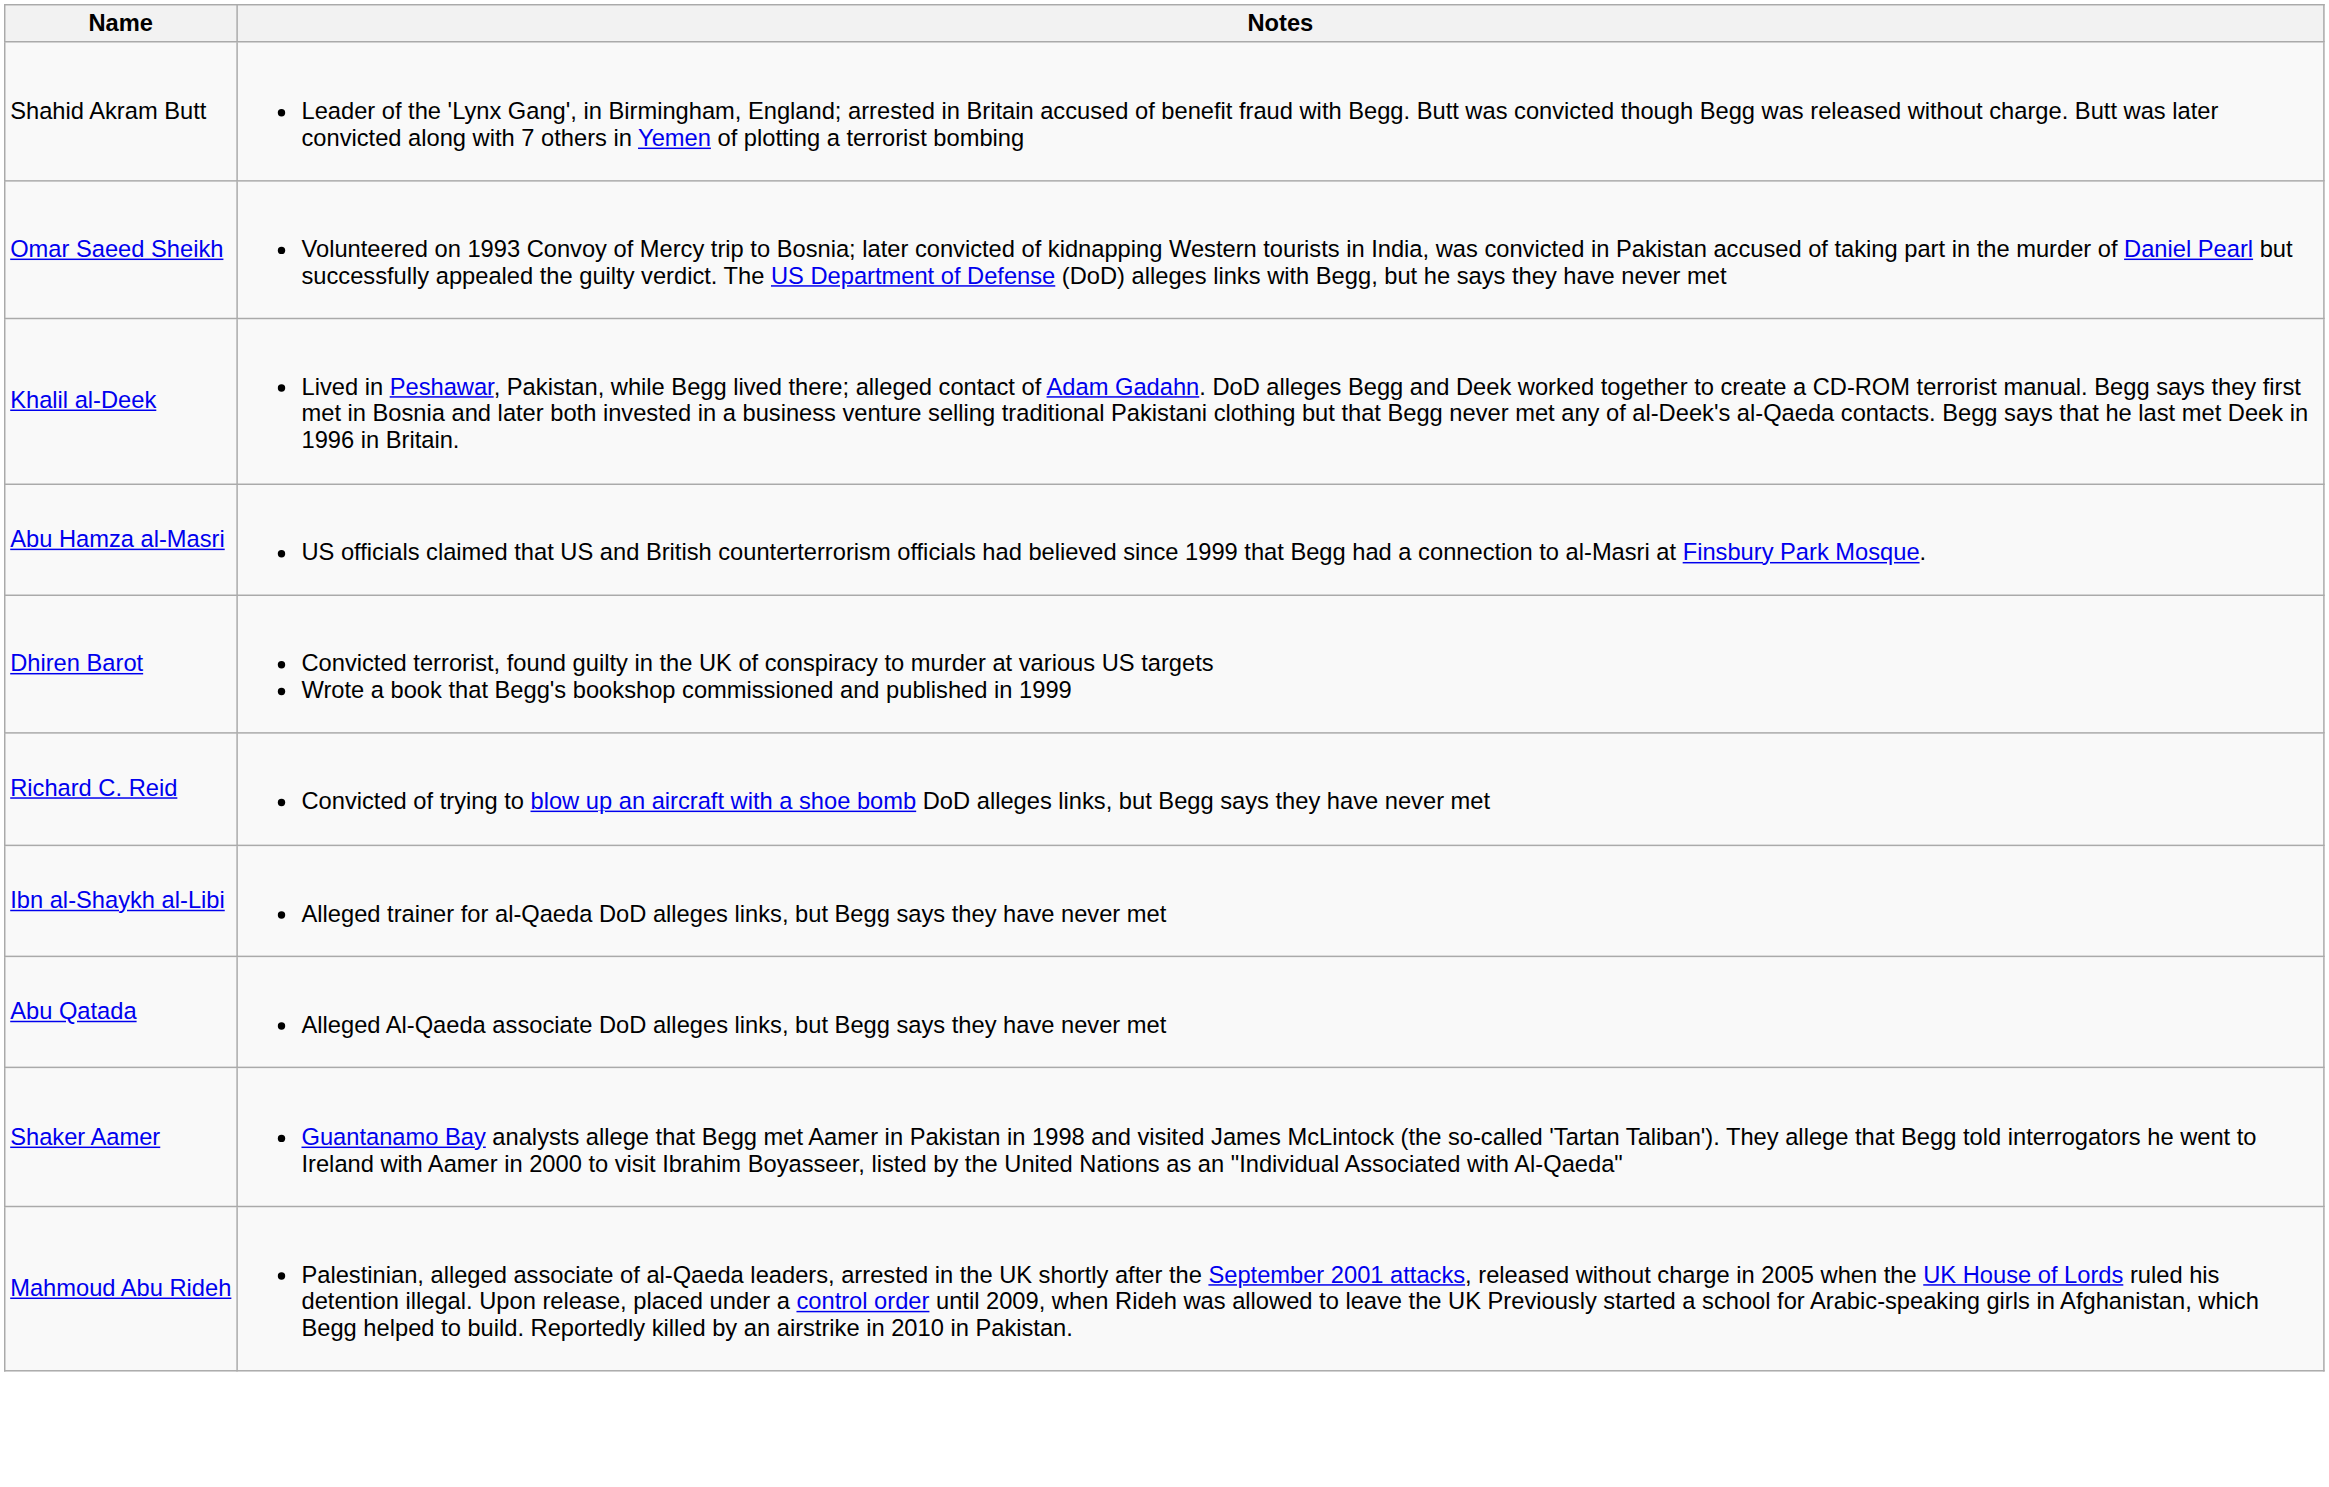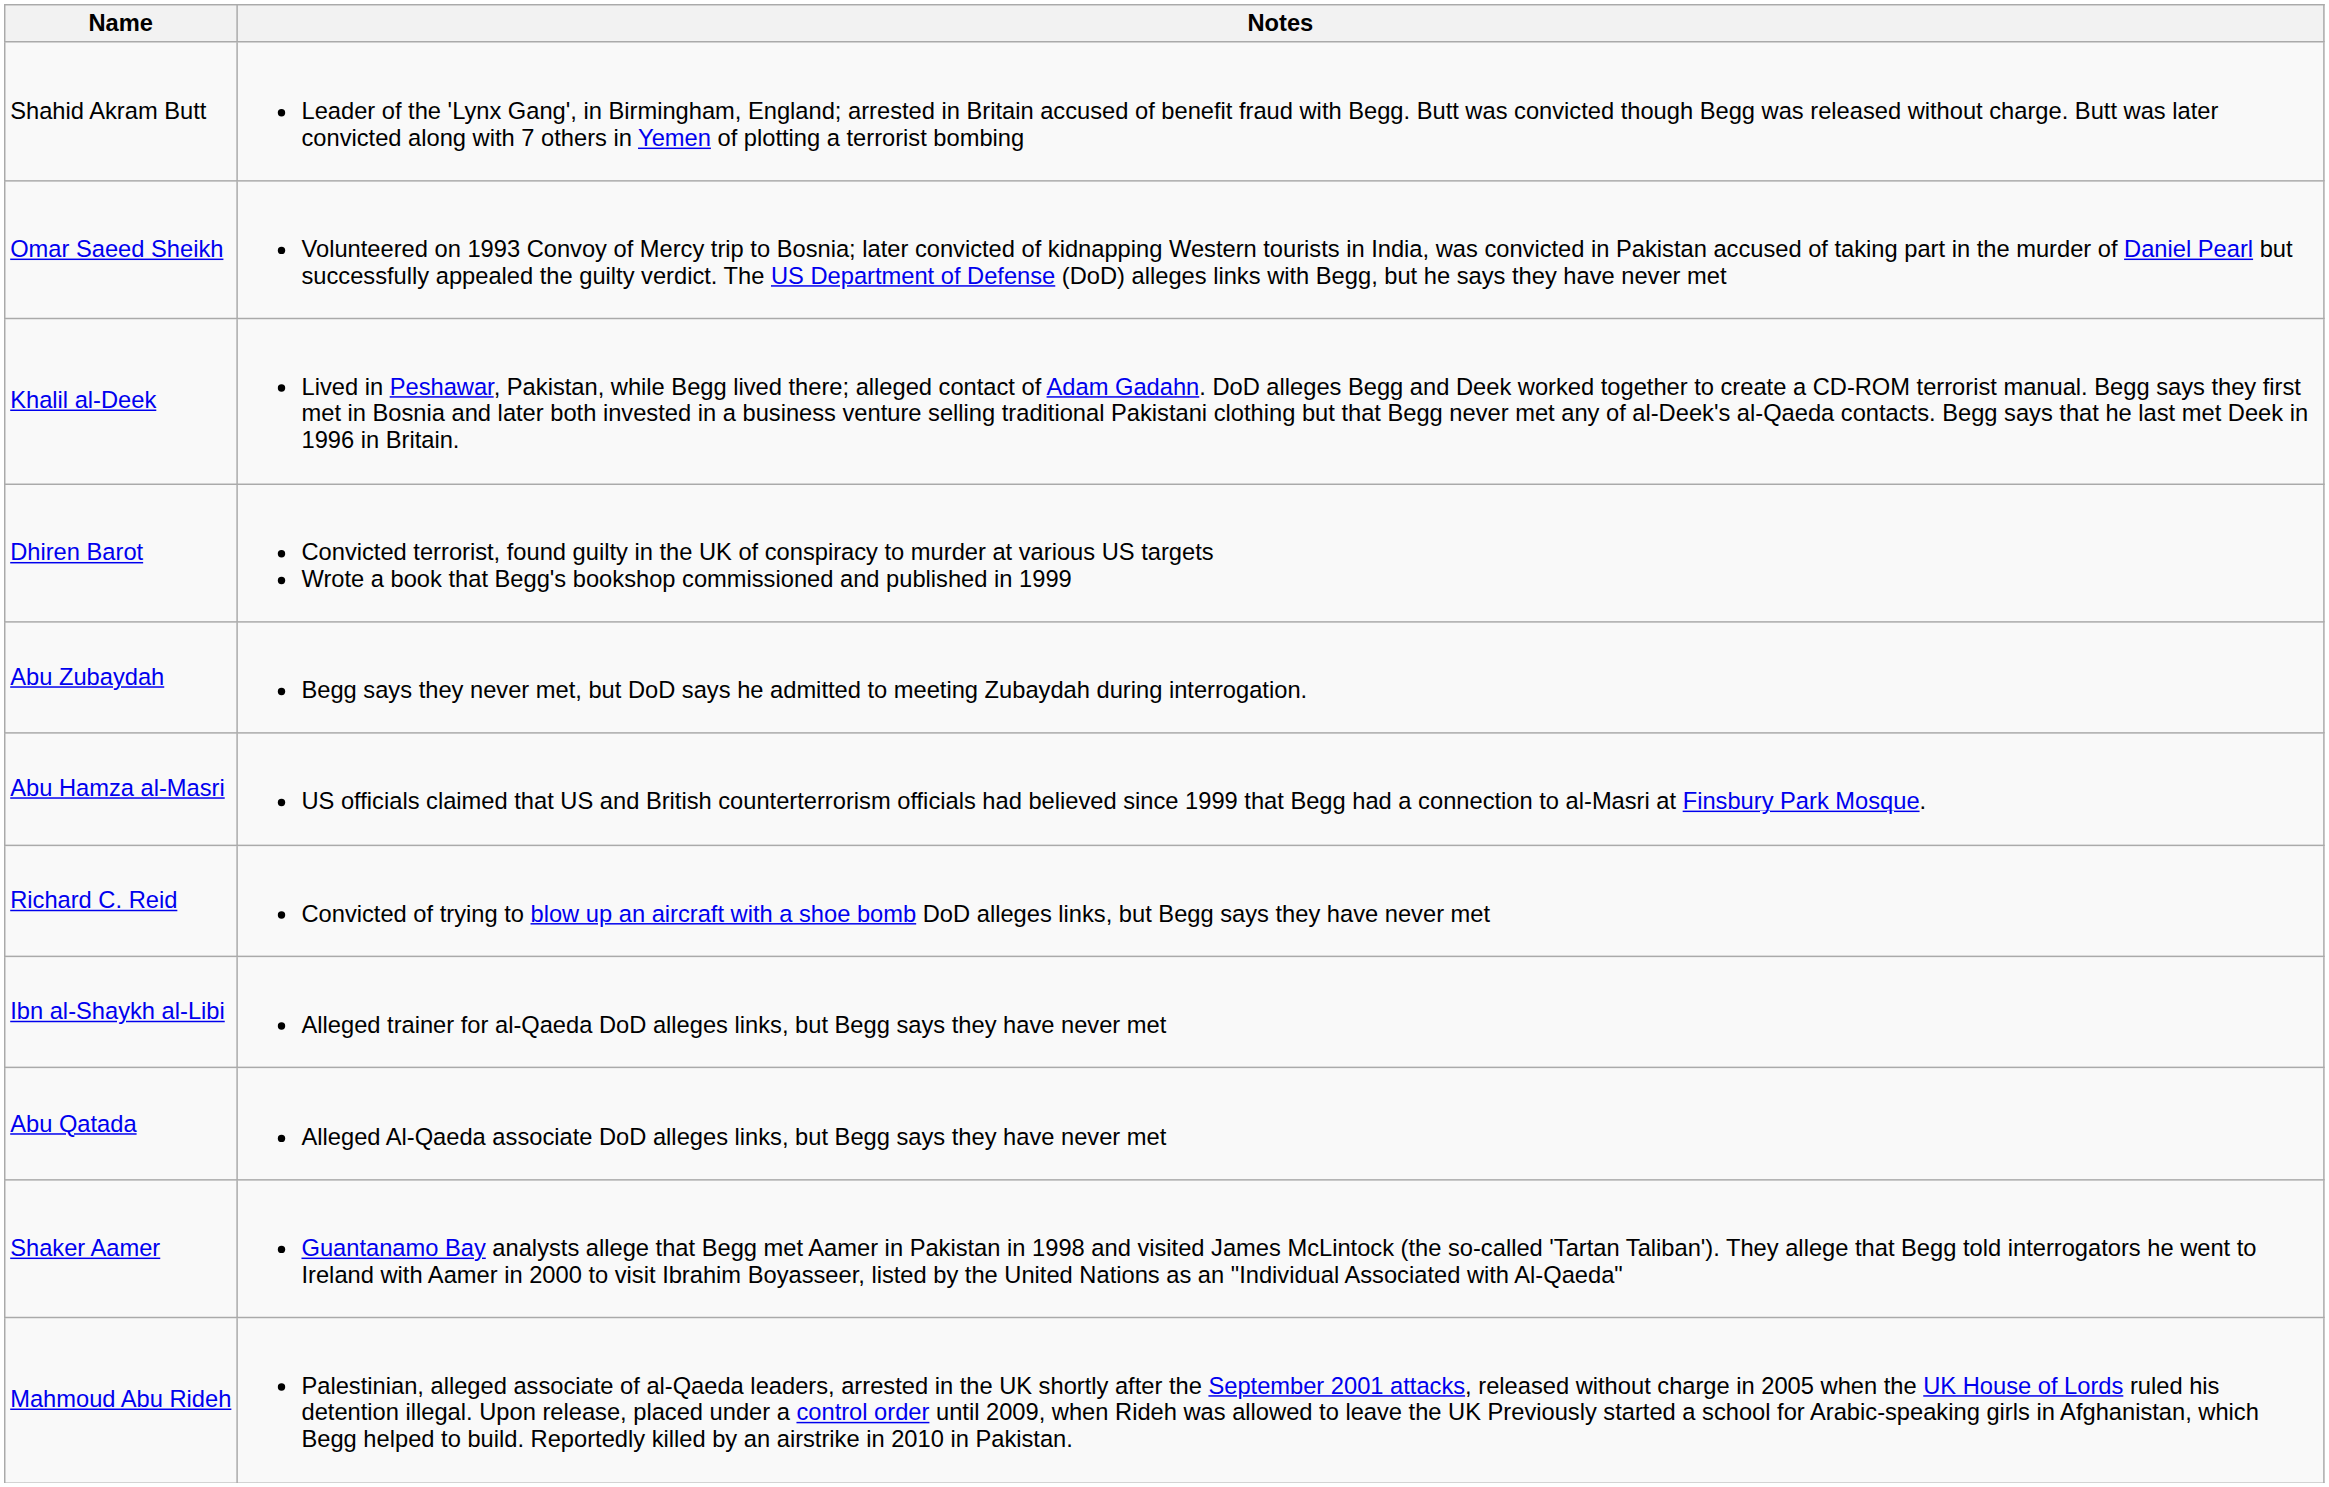rows swapped: (117, 539) <-> (77, 663)
+ row: (87, 677)
